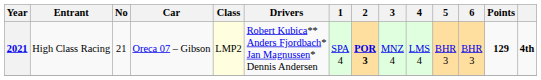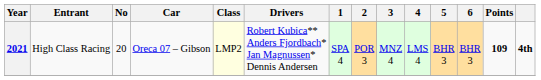(121, 48) 21 -> (121, 48) 20
(365, 55) bold -> (364, 55) normal
(501, 48) 129 -> (499, 48) 109
